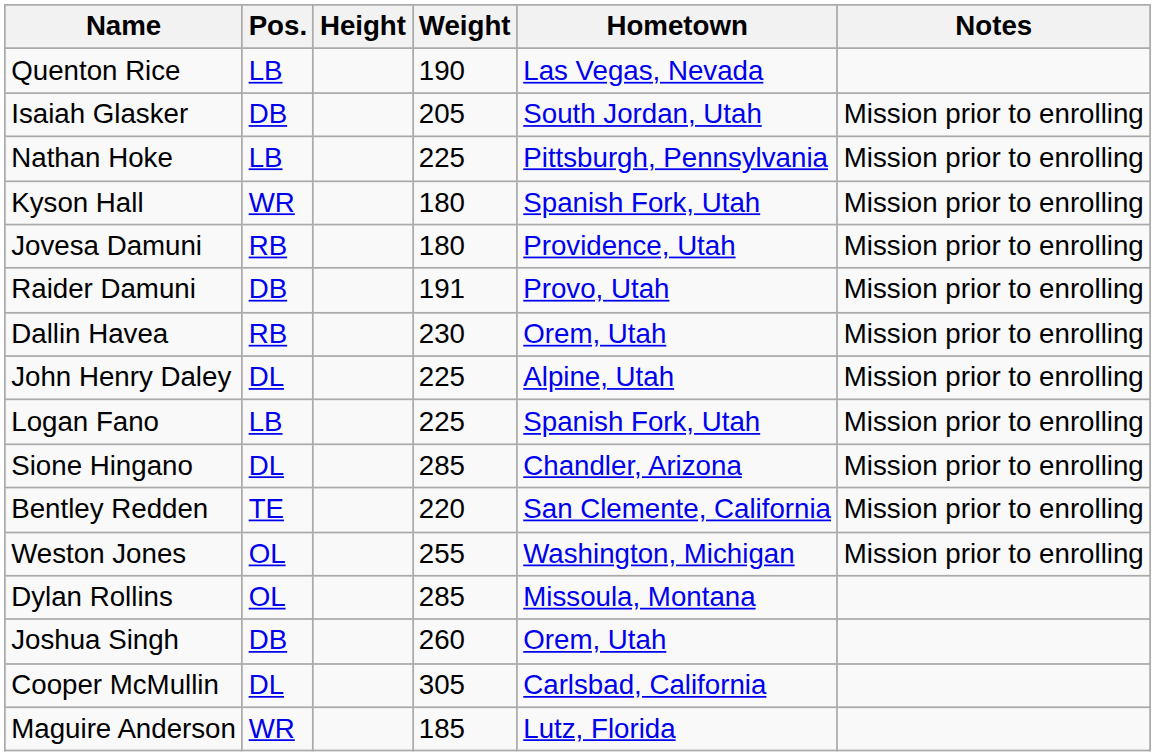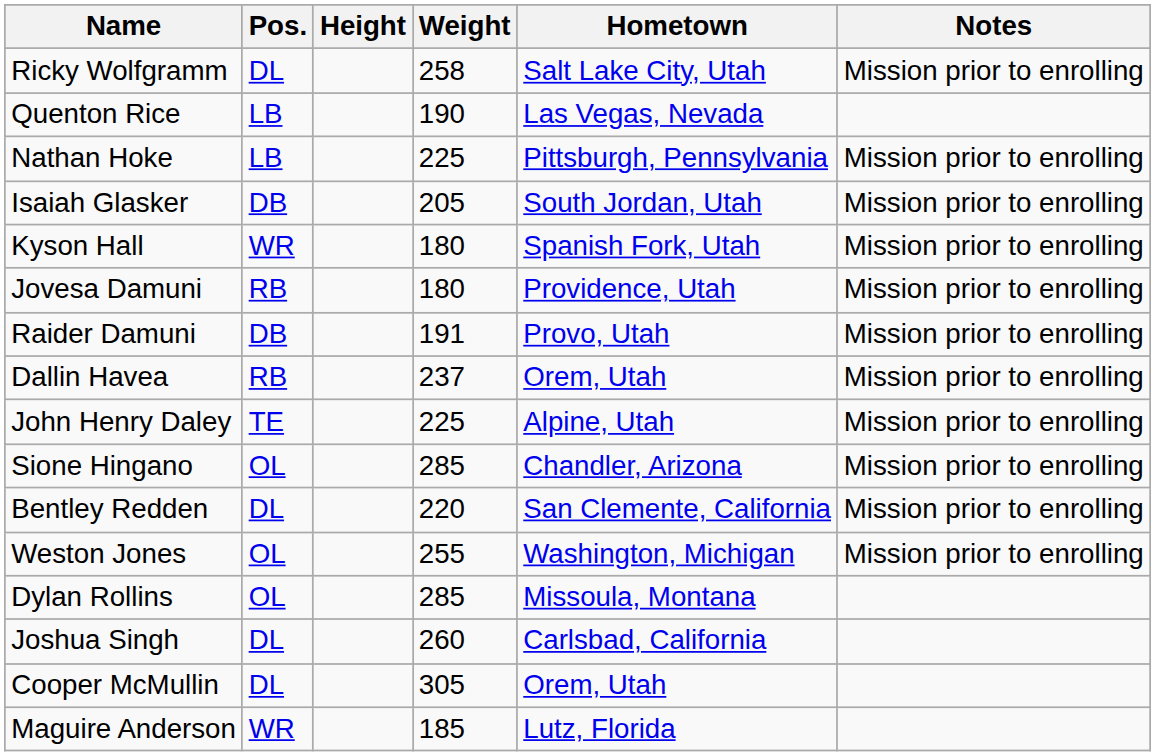+ row: (119, 70)
rows swapped: (100, 114) <-> (92, 158)
(442, 333) 230 -> (442, 377) 237
(266, 377) DL -> (266, 421) TE
- row: (85, 421)
(266, 465) DL -> (267, 465) OL
(266, 509) TE -> (266, 509) DL
(268, 641) DB -> (266, 641) DL
(595, 641) Orem, Utah -> (645, 641) Carlsbad, California
(645, 684) Carlsbad, California -> (595, 684) Orem, Utah
